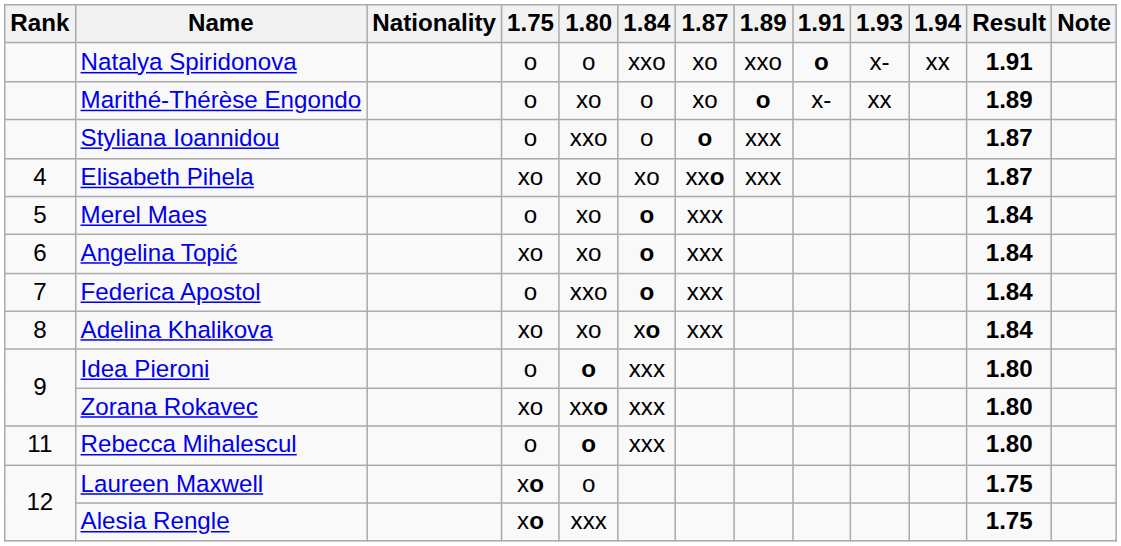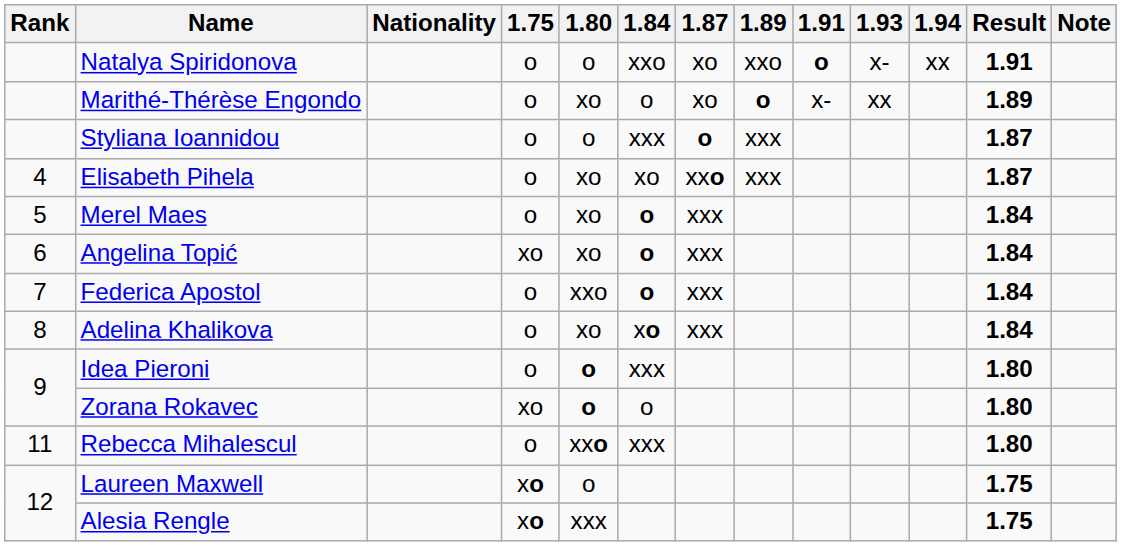(589, 138) xxo -> (589, 138) o
(647, 138) o -> (647, 138) xxx
(531, 176) xo -> (531, 176) o
(531, 330) xo -> (531, 330) o
(589, 406) xxo -> (589, 406) o
(647, 406) xxx -> (647, 406) o
(589, 445) o -> (589, 445) xxo
